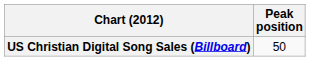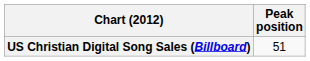(279, 46) 50 -> (279, 46) 51
